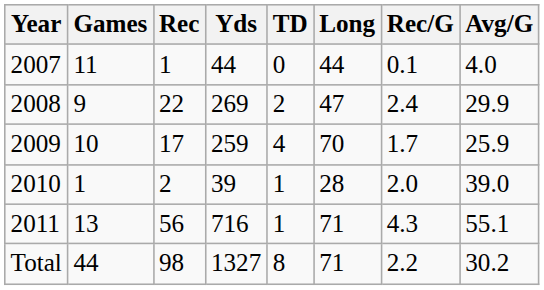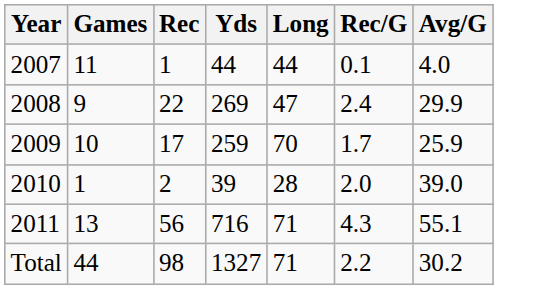- column: (290, 24)
